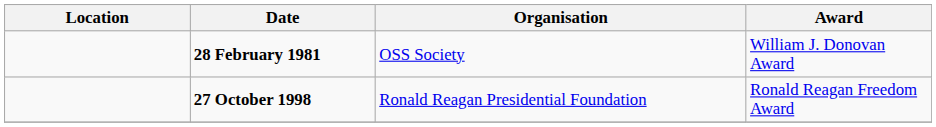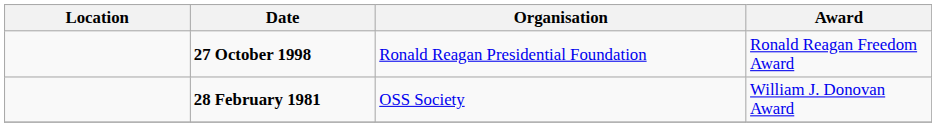rows swapped: (257, 53) <-> (252, 99)
